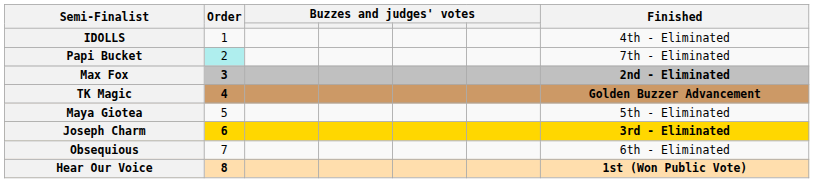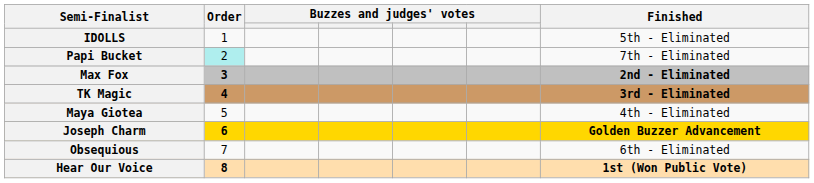(675, 38) 4th - Eliminated -> (675, 38) 5th - Eliminated
(675, 94) Golden Buzzer Advancement -> (675, 94) 3rd - Eliminated
(675, 112) 5th - Eliminated -> (675, 112) 4th - Eliminated
(675, 131) 3rd - Eliminated -> (675, 131) Golden Buzzer Advancement
